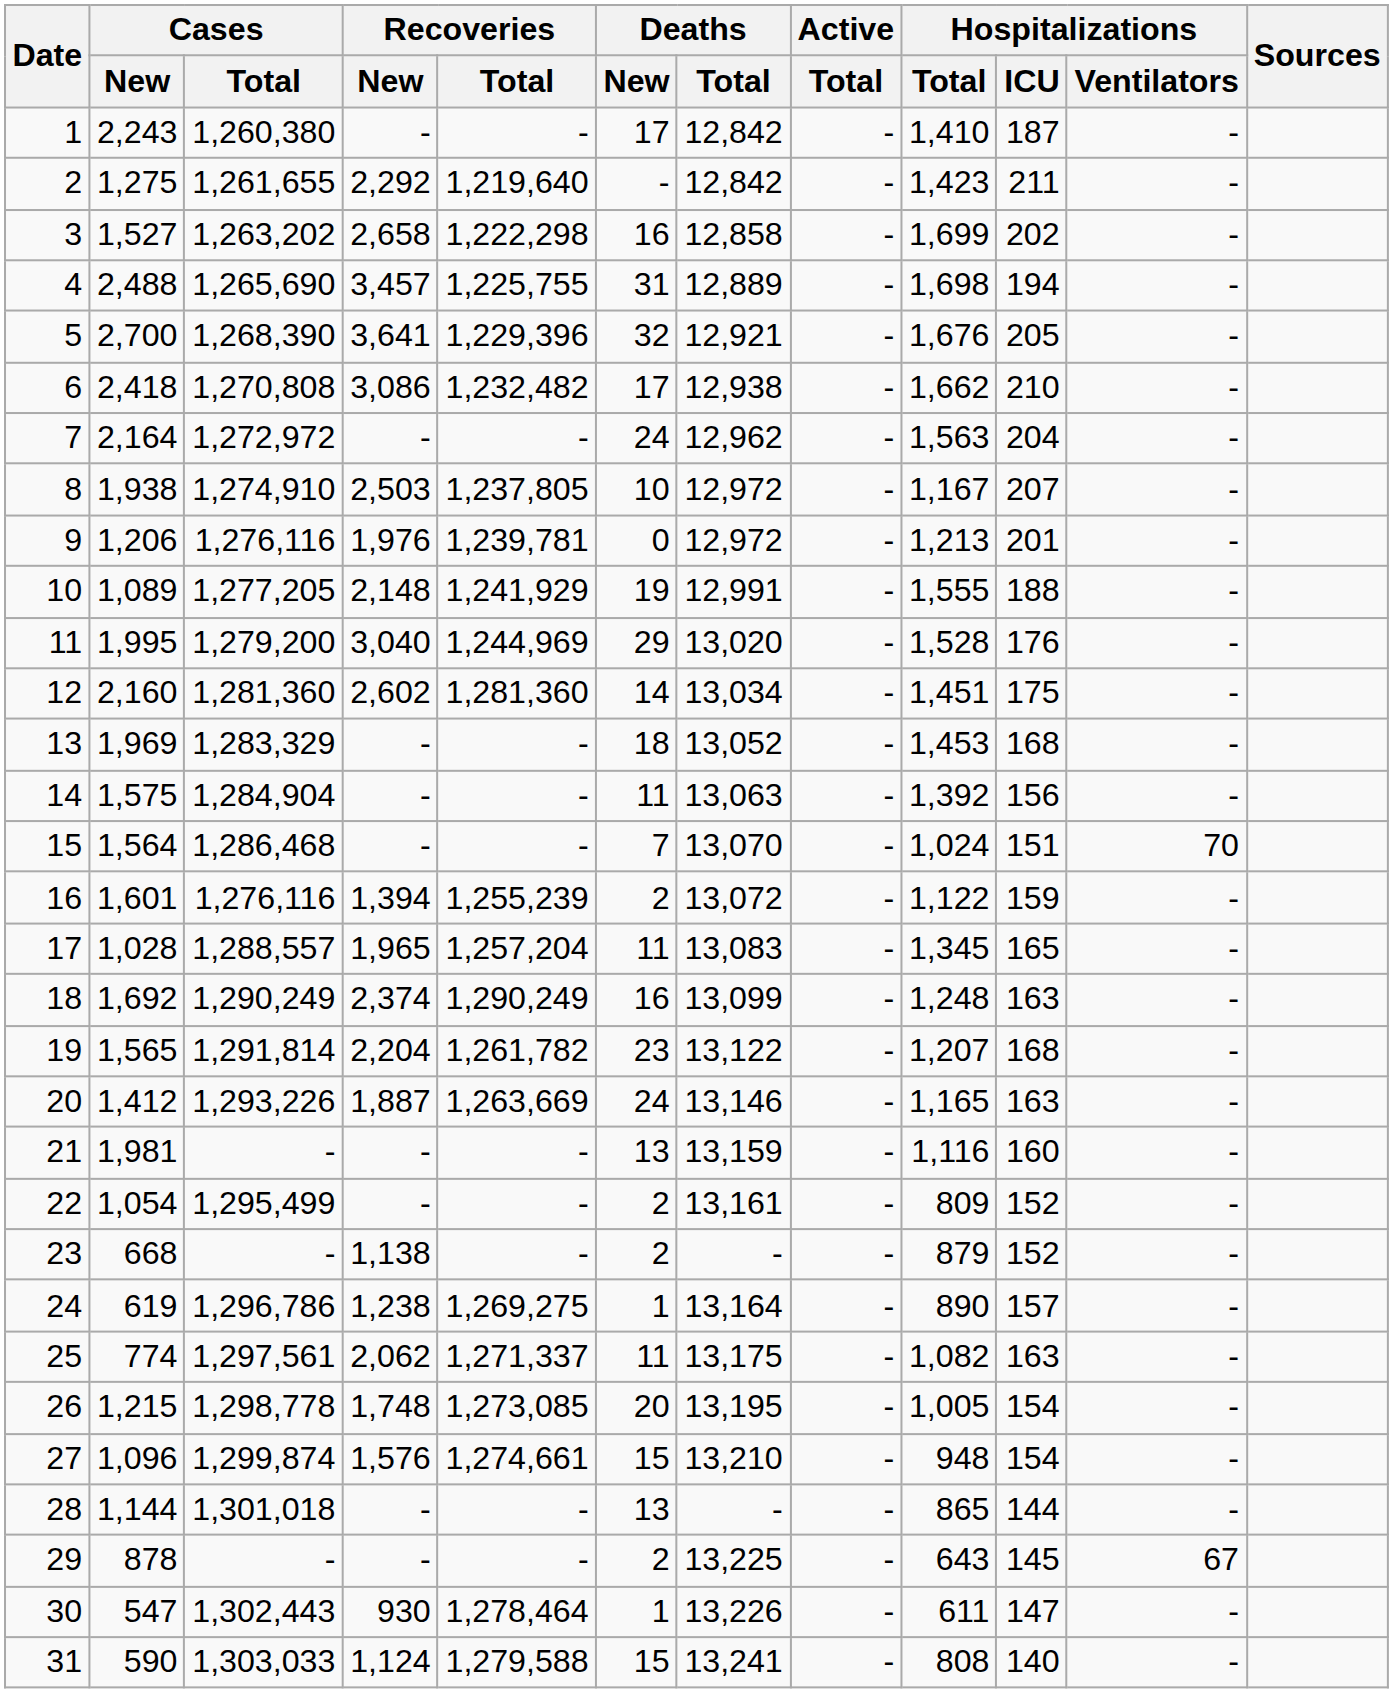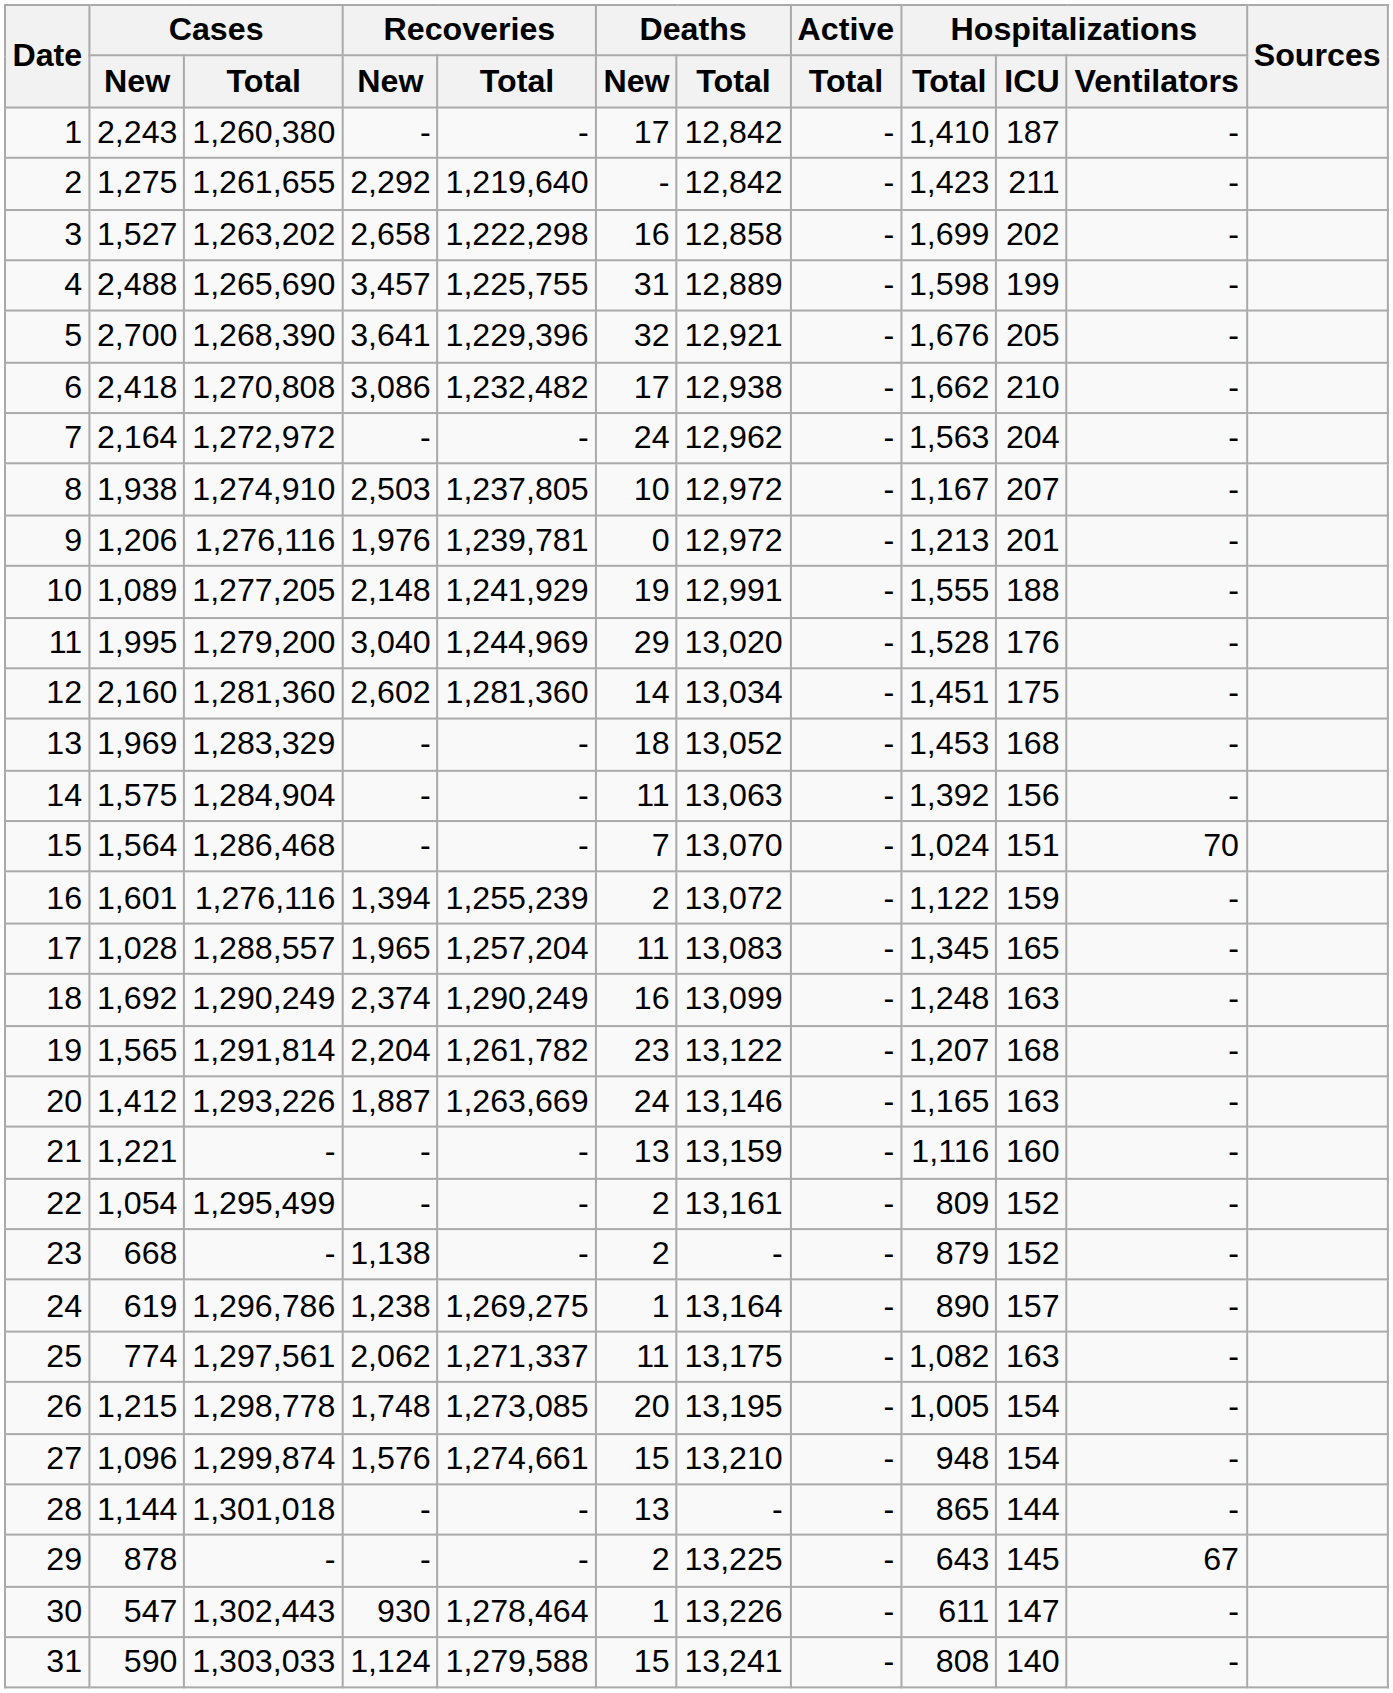(949, 285) 1,698 -> (949, 285) 1,598
(1033, 285) 194 -> (1033, 285) 199
(137, 1152) 1,981 -> (137, 1152) 1,221
